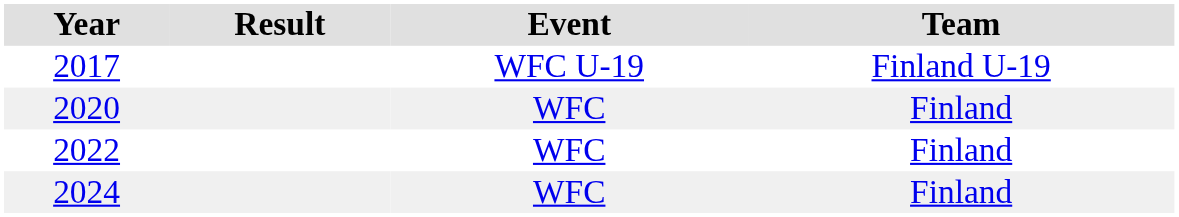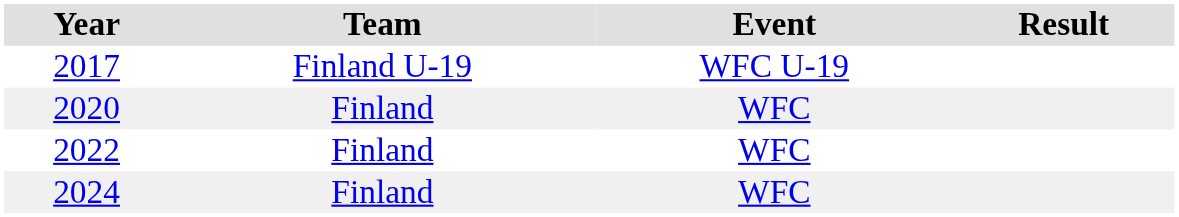columns swapped: (961, 24) <-> (280, 24)
